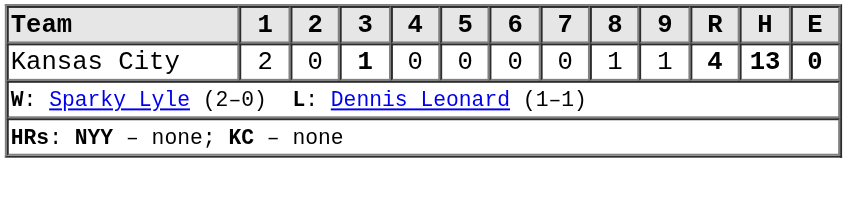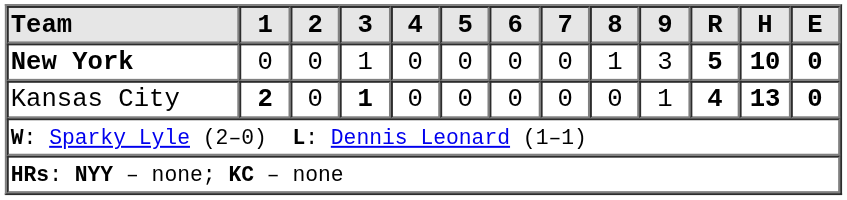+ row: (72, 62)
(265, 62) normal -> (265, 100) bold
(615, 62) 1 -> (615, 100) 0
